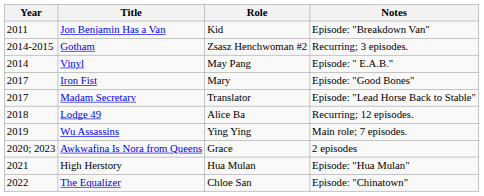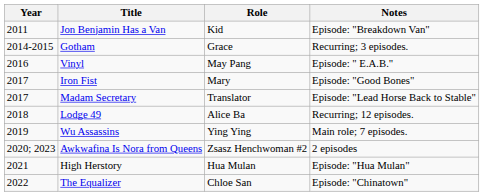(257, 47) Zsasz Henchwoman #2 -> (220, 47) Grace
(18, 64) 2014 -> (18, 64) 2016
(220, 149) Grace -> (257, 149) Zsasz Henchwoman #2
